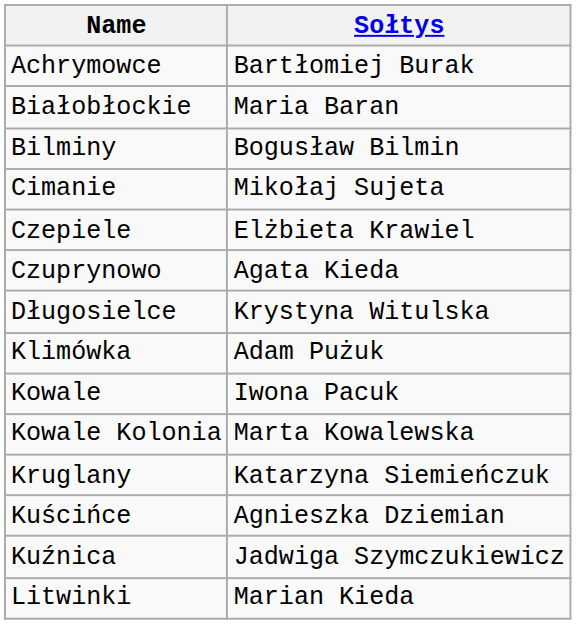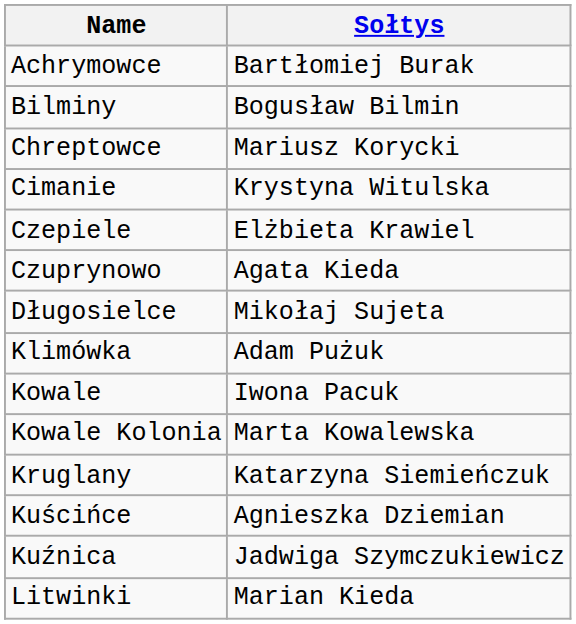- row: (101, 107)
+ row: (86, 148)
(339, 189) Mikołaj Sujeta -> (362, 189) Krystyna Witulska
(362, 312) Krystyna Witulska -> (339, 312) Mikołaj Sujeta
